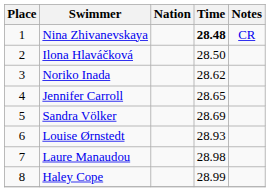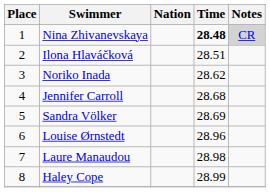(247, 34) no background -> (247, 34) lightgrey background
(211, 55) 28.50 -> (211, 55) 28.51
(211, 95) 28.65 -> (211, 95) 28.68
(211, 136) 28.93 -> (211, 136) 28.96
